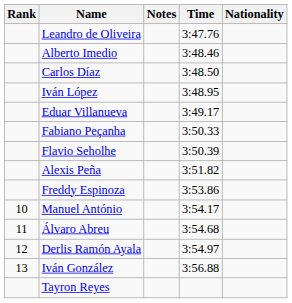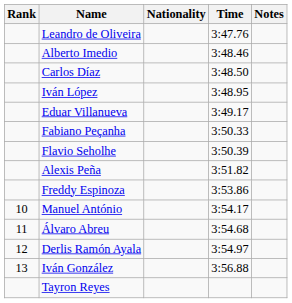columns swapped: (254, 14) <-> (162, 14)
